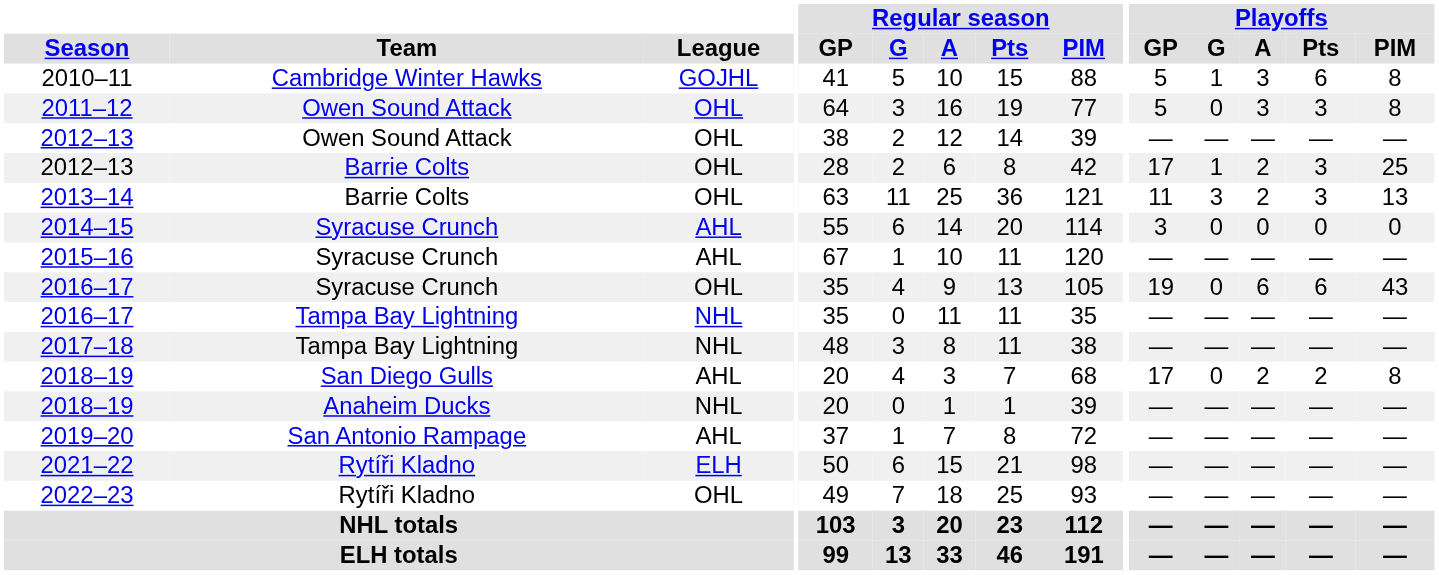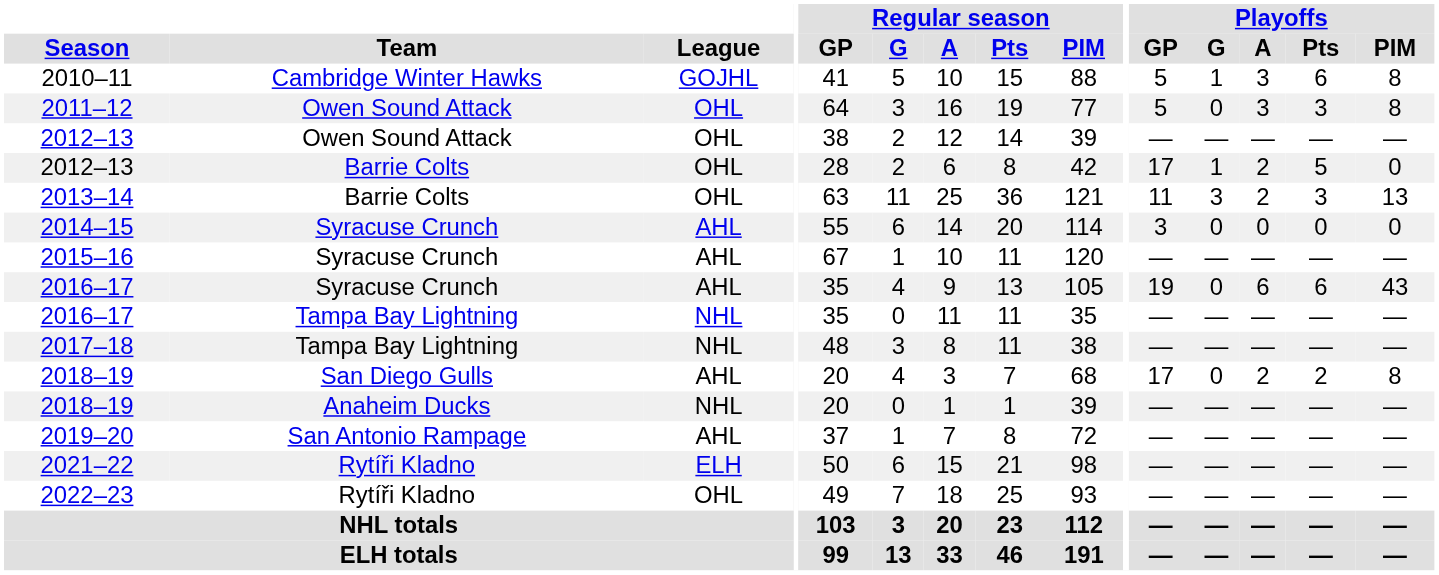(1321, 167) 3 -> (1321, 167) 5
(1395, 167) 25 -> (1395, 167) 0
(719, 286) OHL -> (719, 286) AHL
